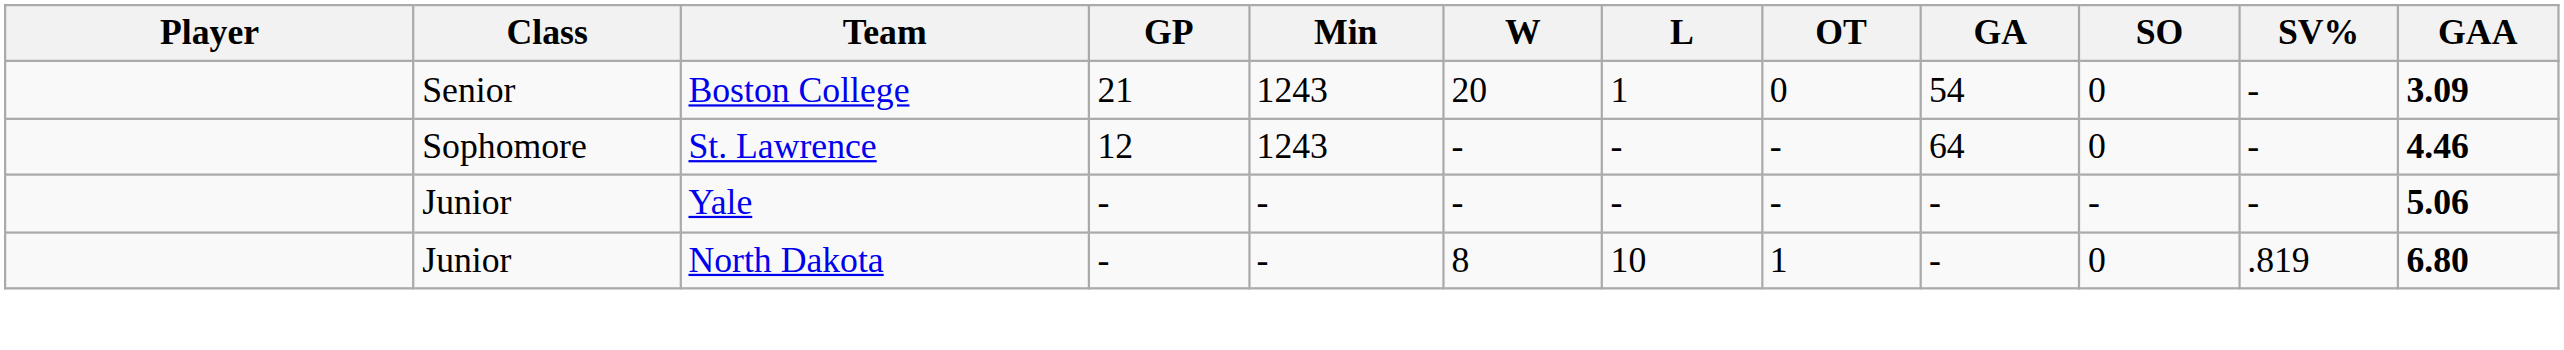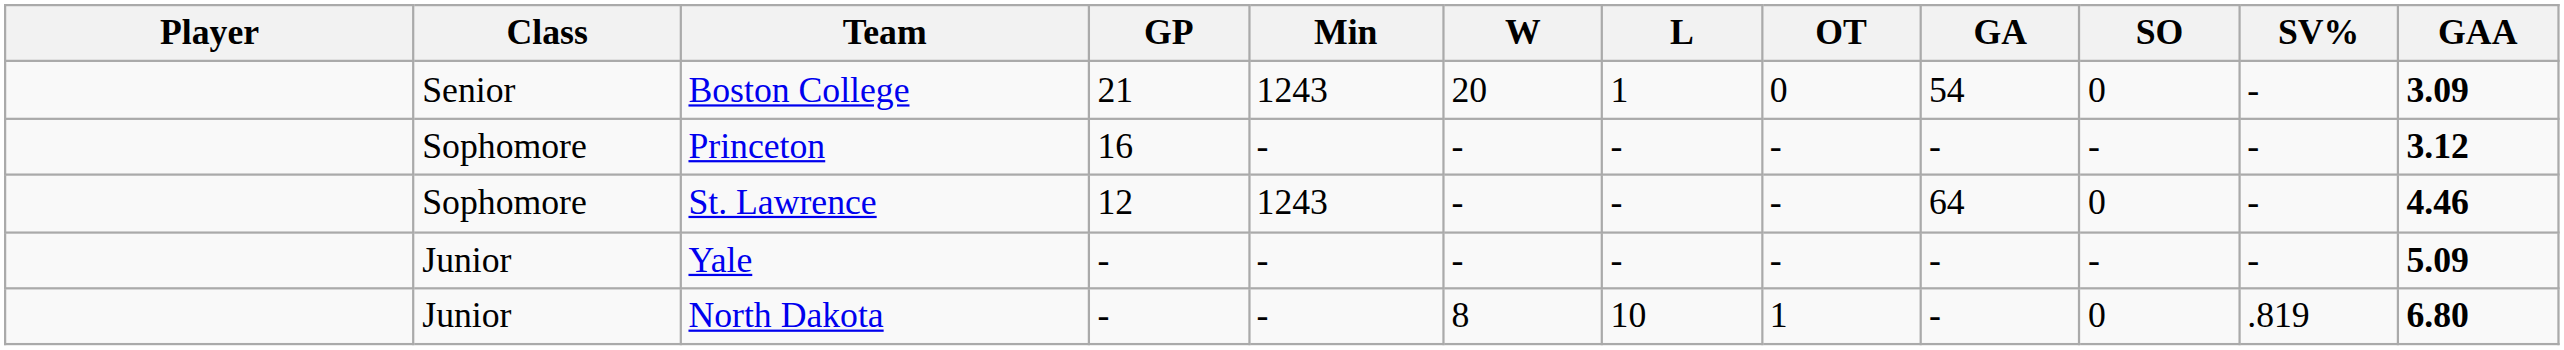+ row: (757, 145)
(2438, 202) 5.06 -> (2438, 259) 5.09
